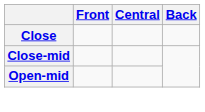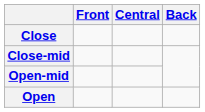+ row: (39, 96)
